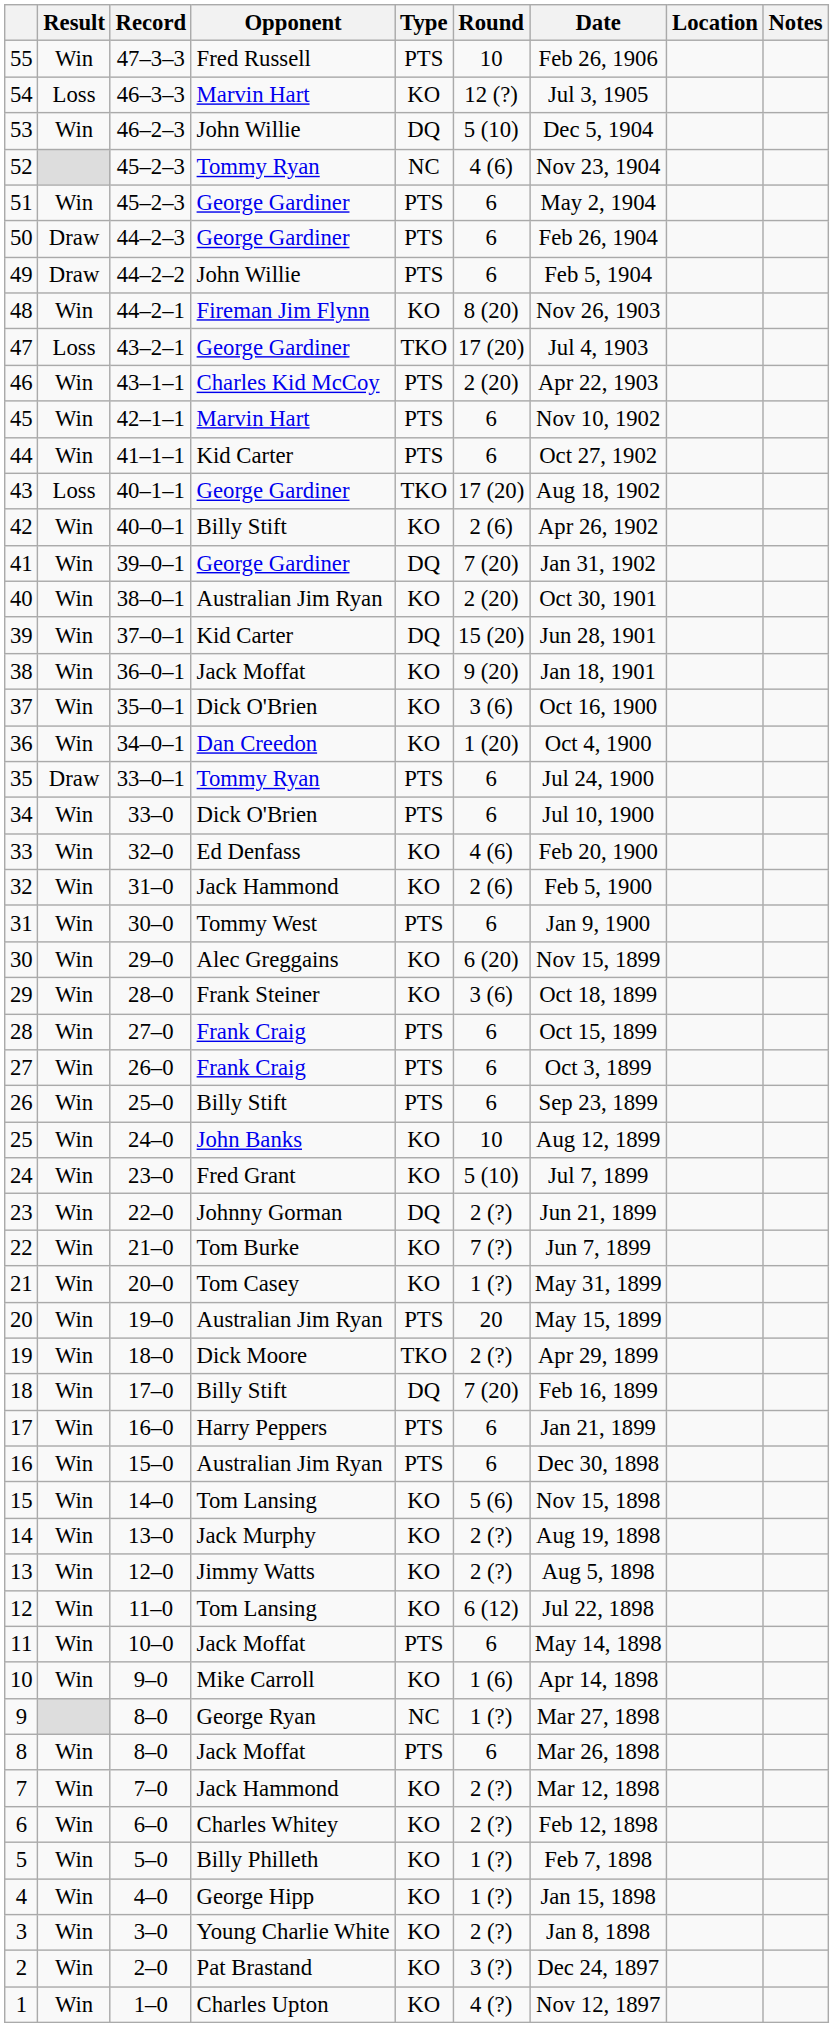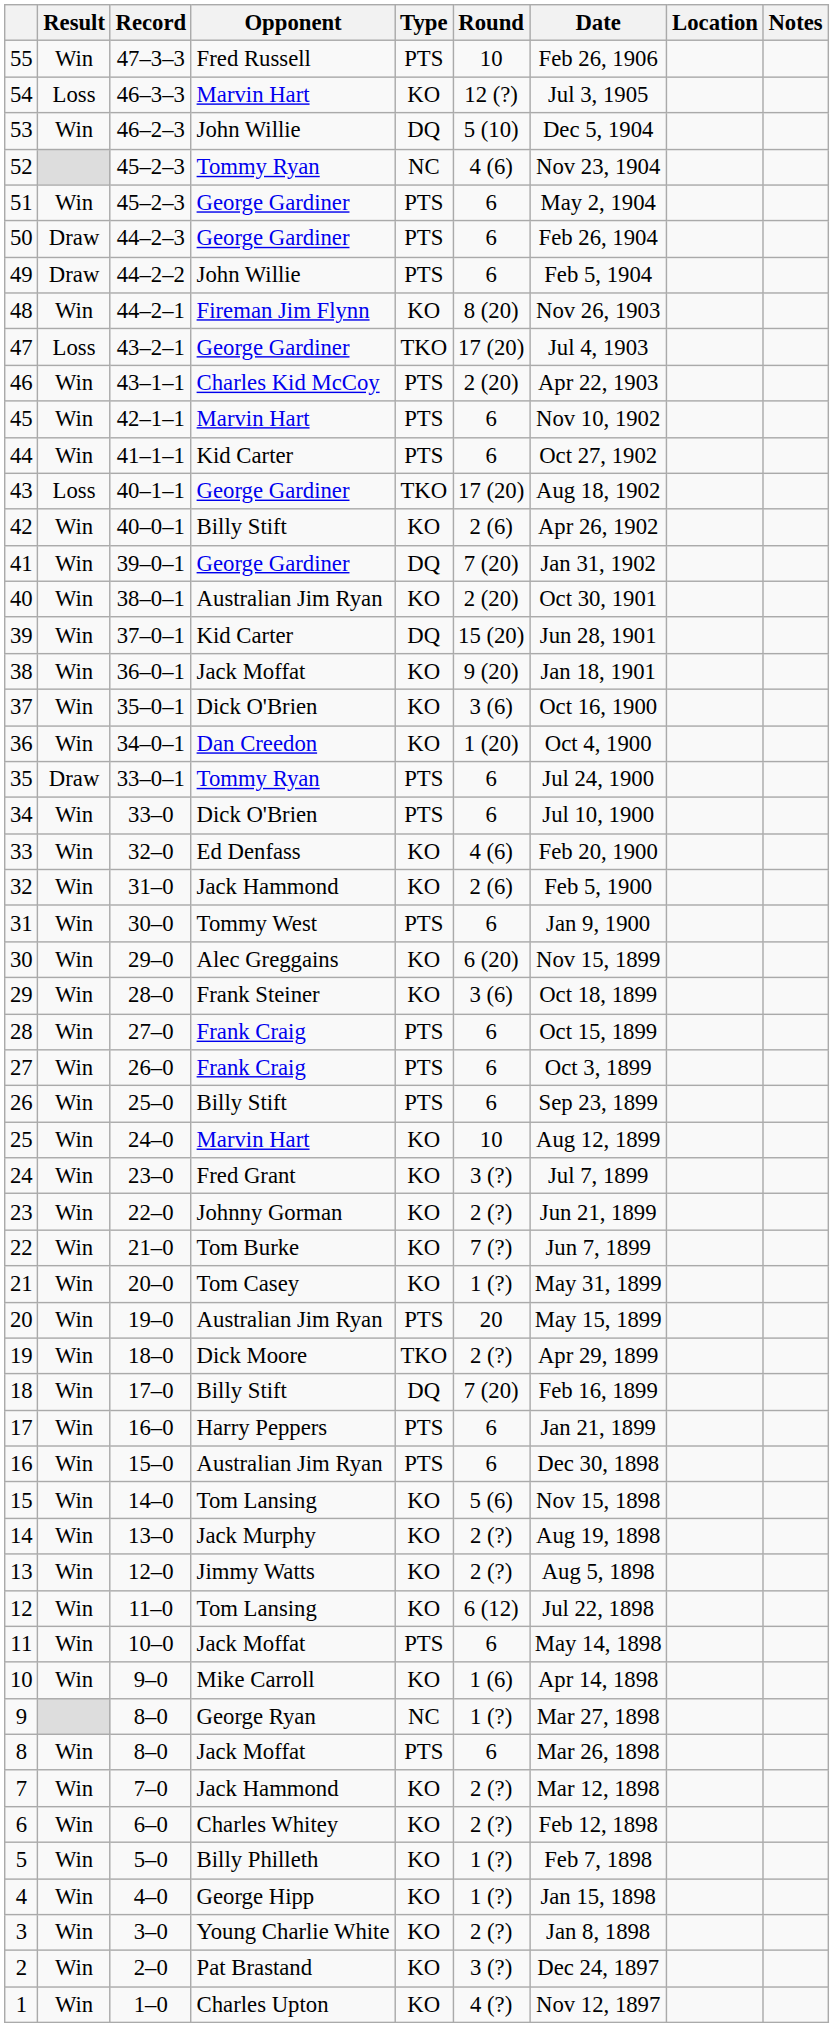(249, 1139) John Banks -> (253, 1139) Marvin Hart
(491, 1175) 5 (10) -> (491, 1175) 3 (?)
(424, 1211) DQ -> (424, 1211) KO
